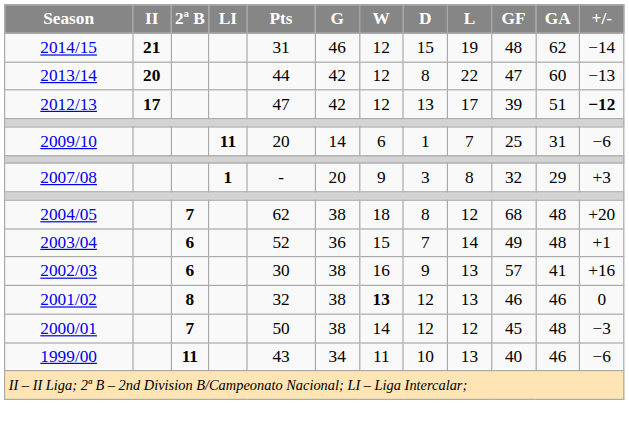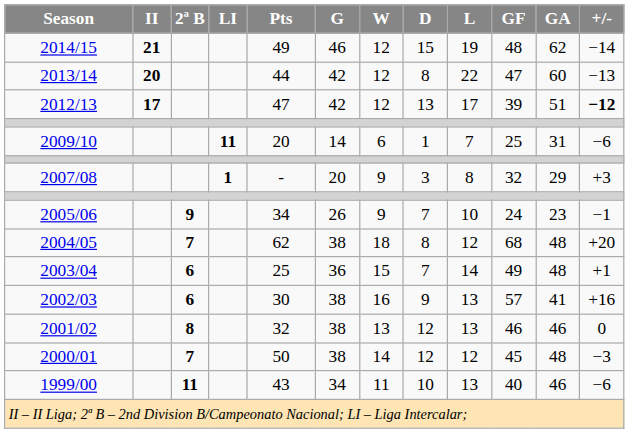(281, 47) 31 -> (281, 47) 49
+ row: (69, 214)
(281, 242) 52 -> (281, 271) 25
(381, 299) bold -> (381, 328) normal
